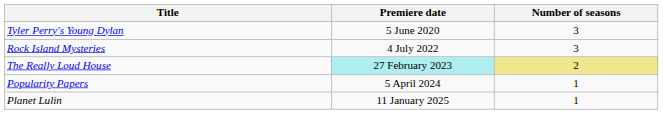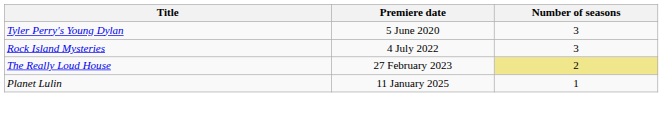(413, 65) paleturquoise background -> (413, 65) no background
- row: (48, 83)
